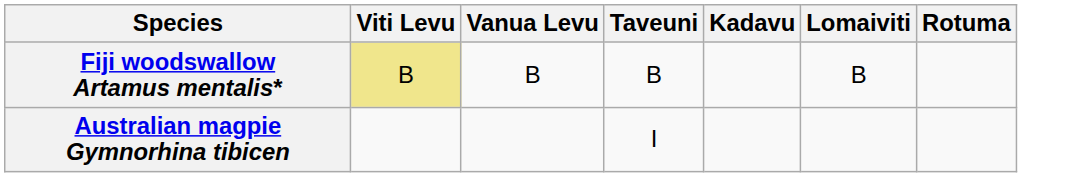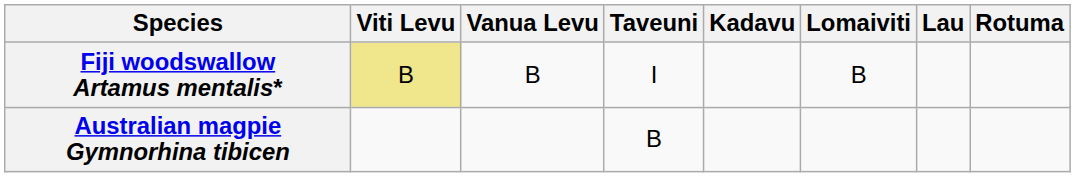+ column: (943, 23)
(654, 74) B -> (654, 74) I
(654, 139) I -> (654, 139) B
